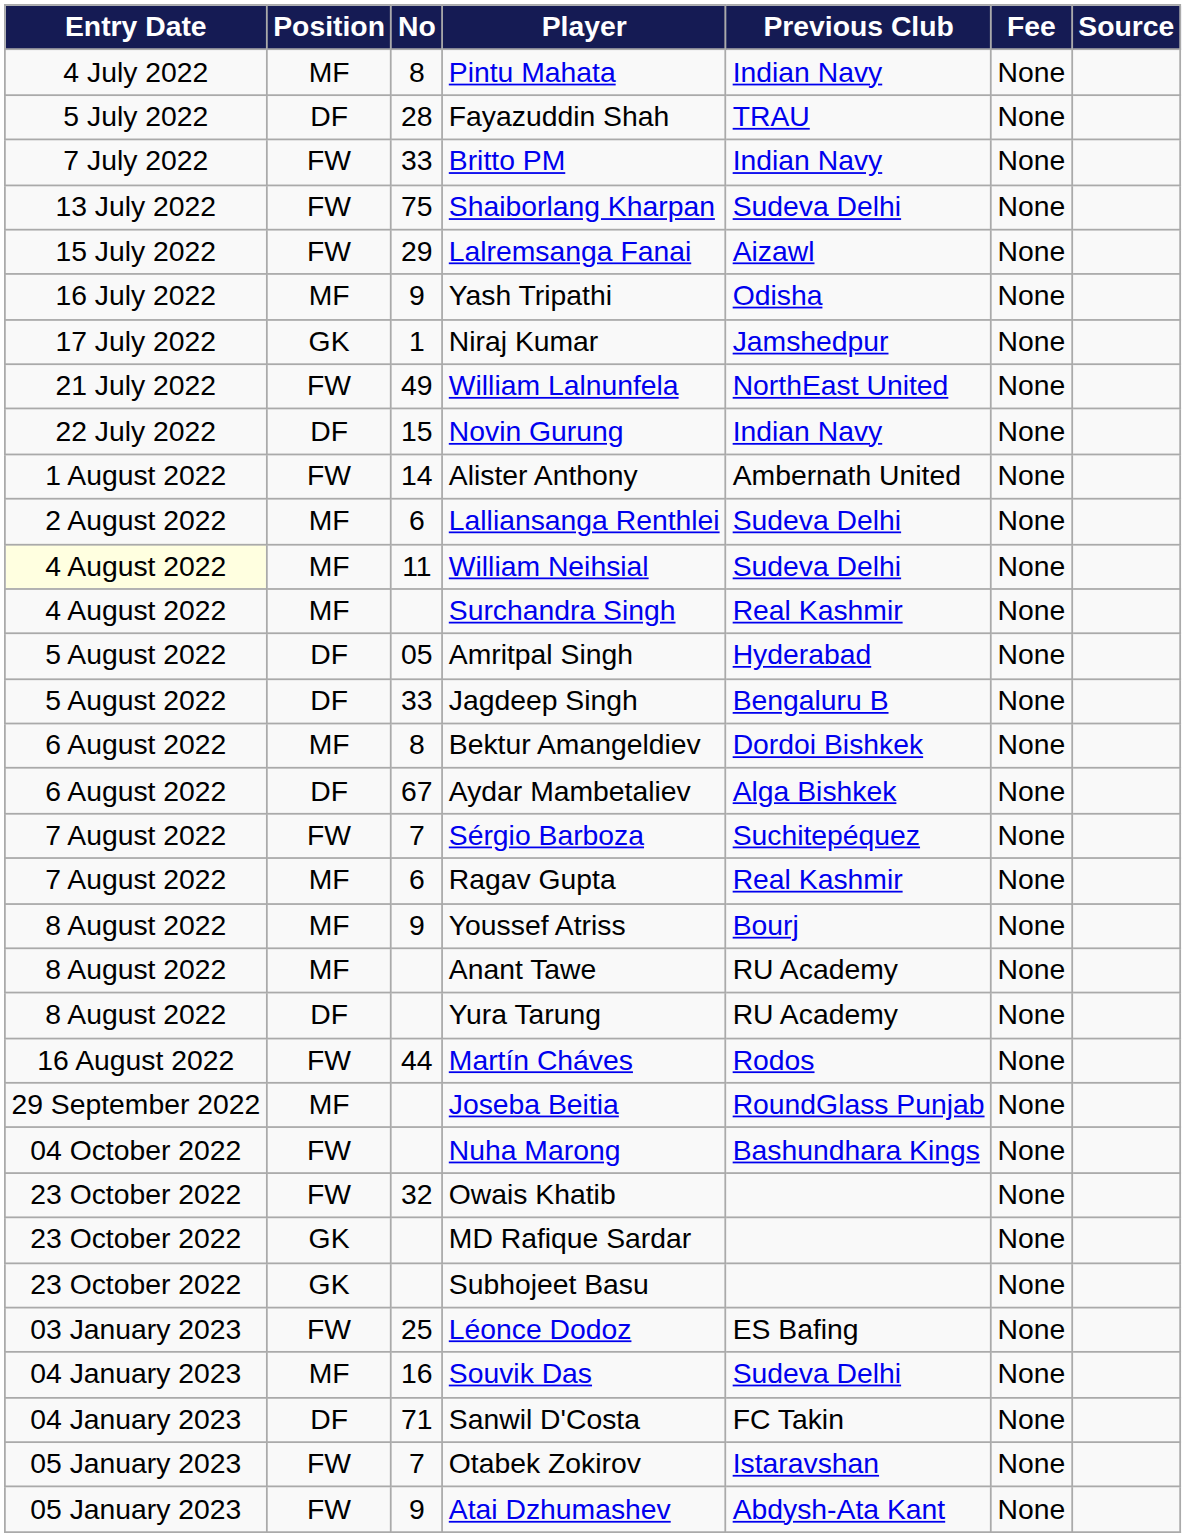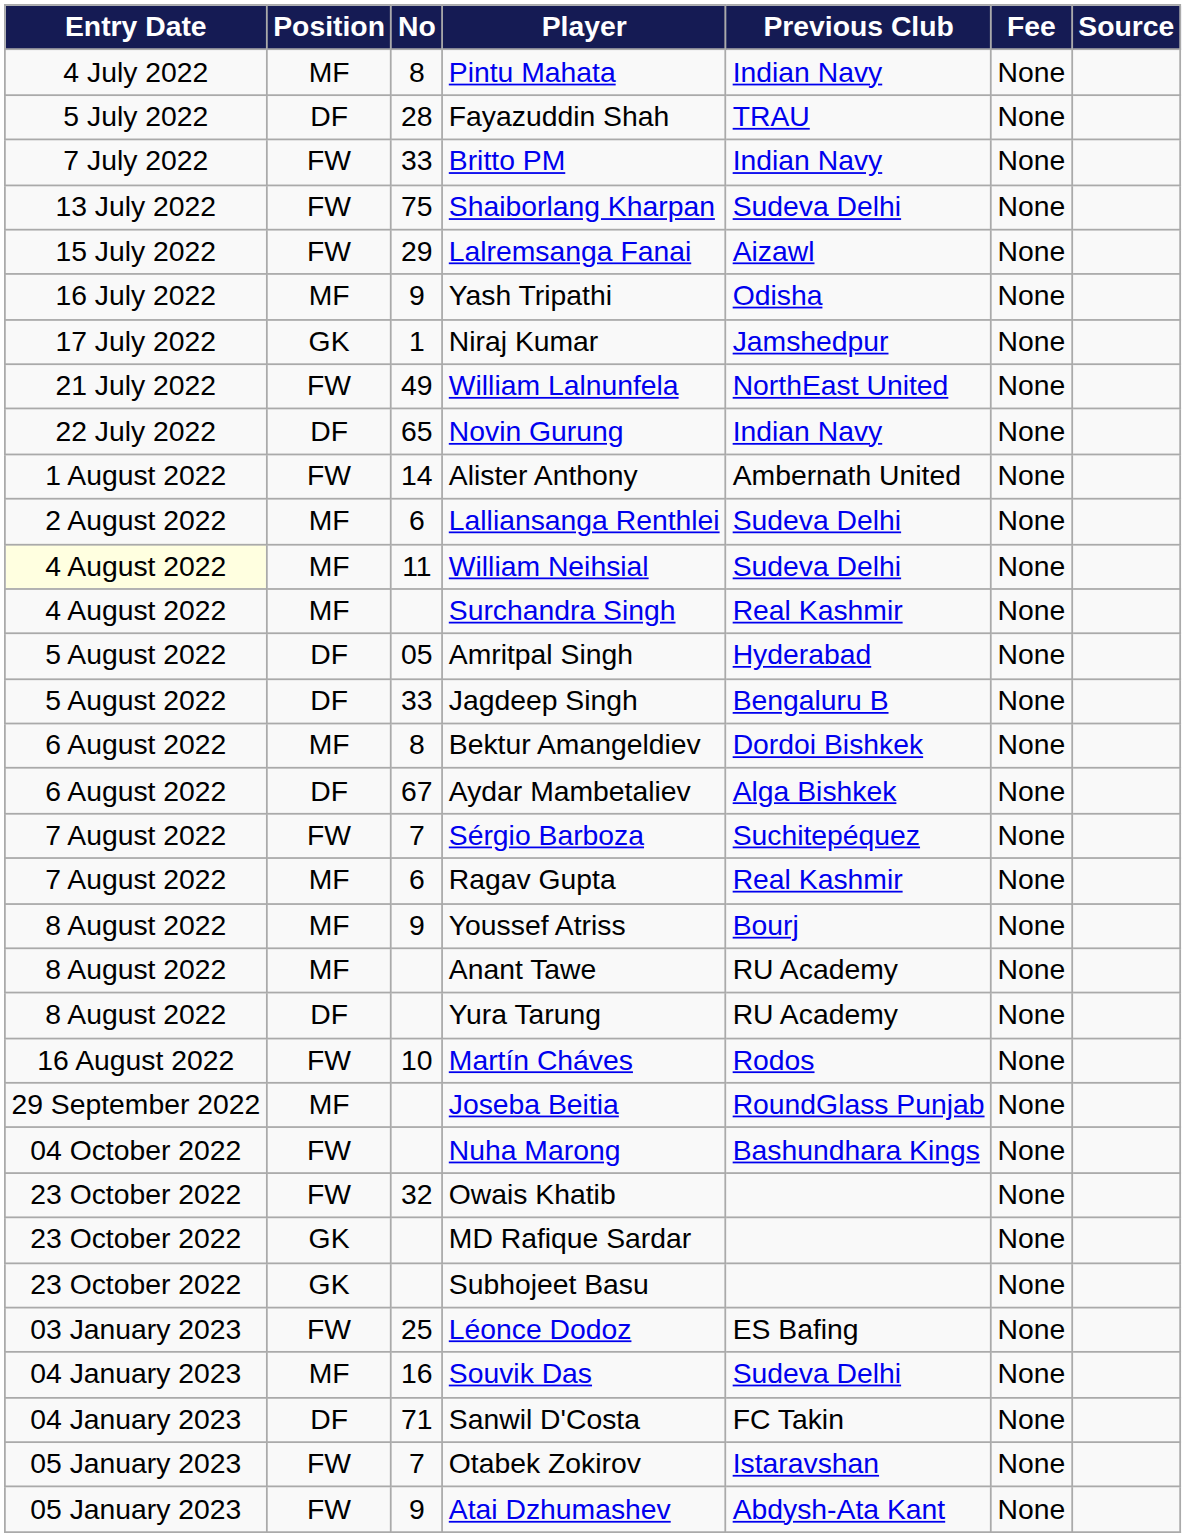(417, 431) 15 -> (417, 431) 65
(417, 1059) 44 -> (417, 1059) 10
